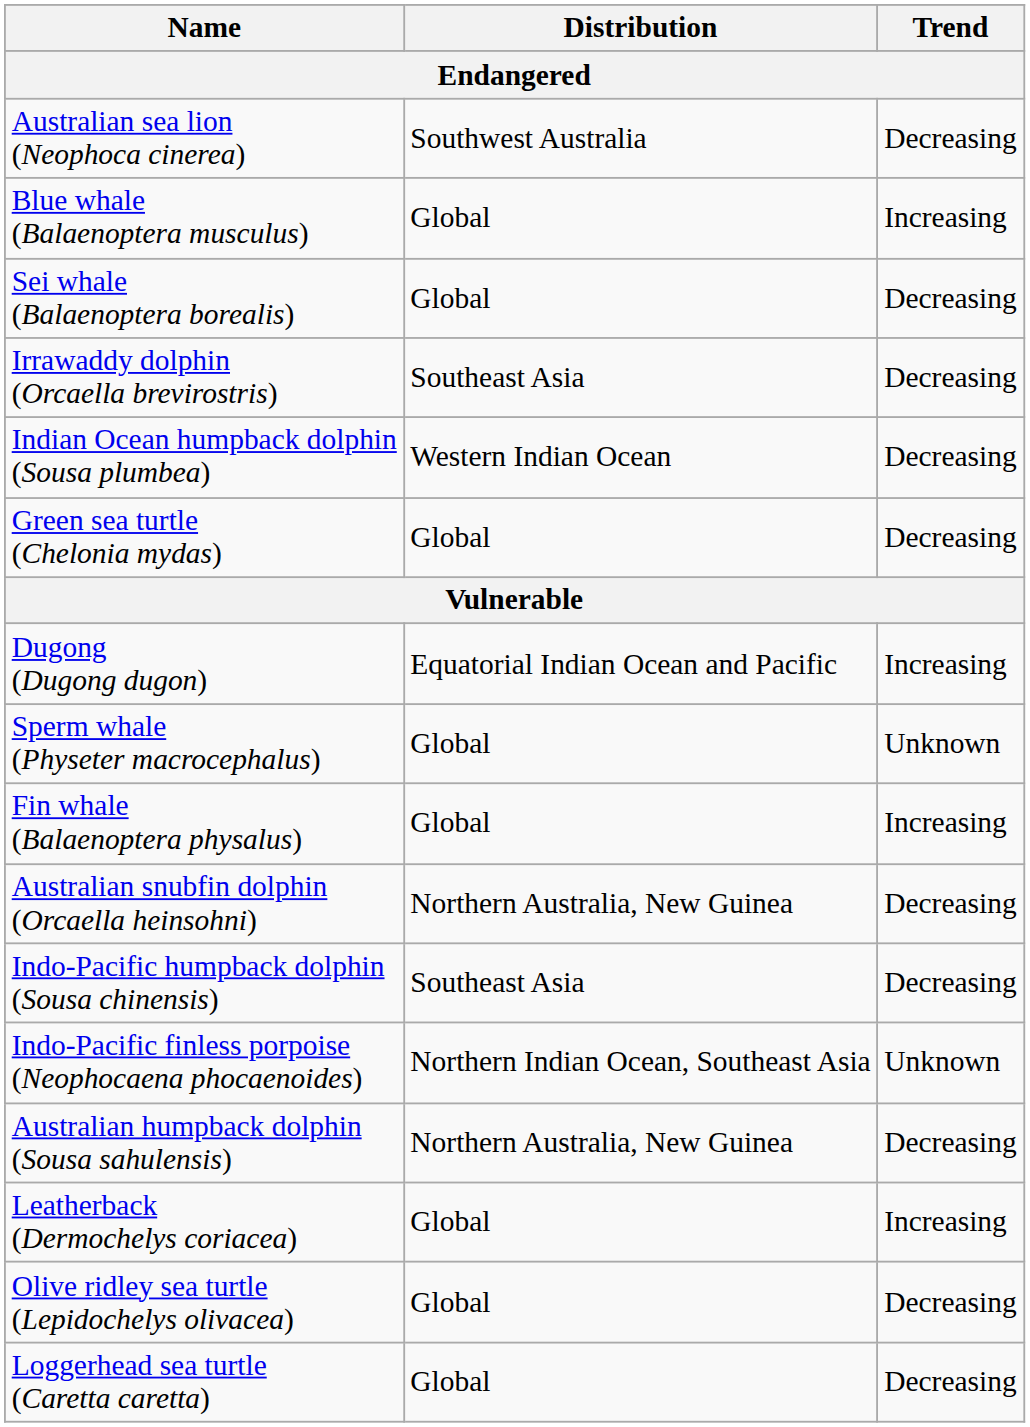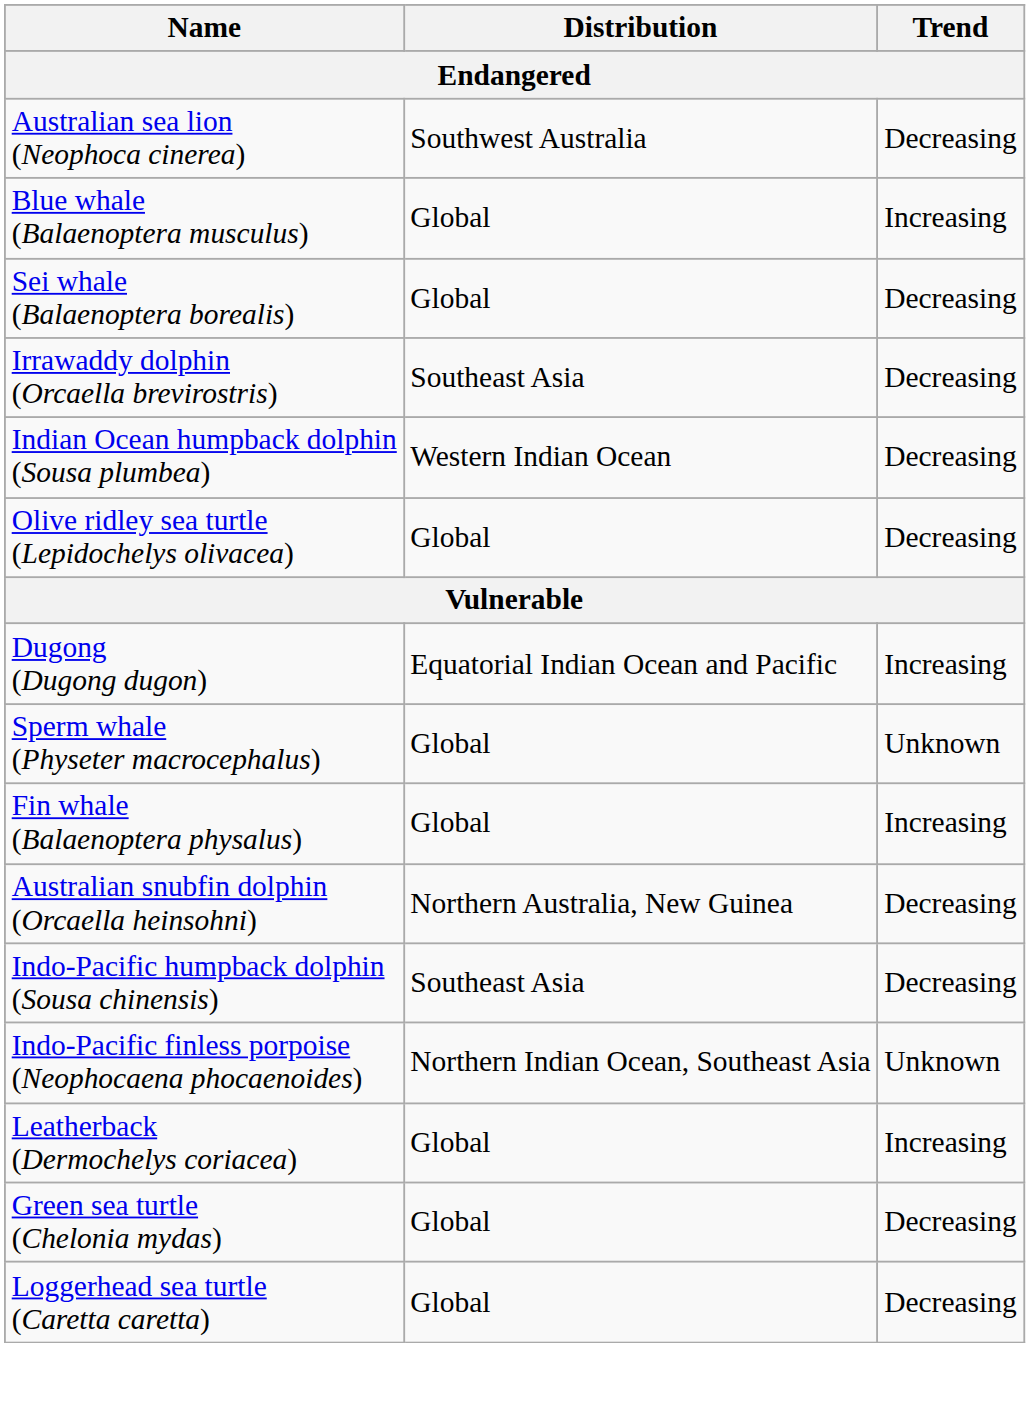rows swapped: (117, 536) <-> (153, 1301)
- row: (187, 1142)
